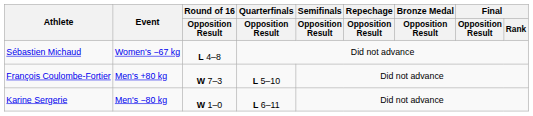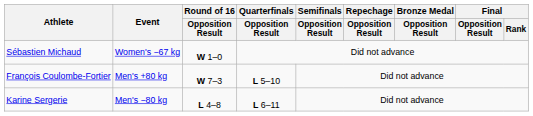(210, 58) L 4–8 -> (210, 58) W 1–0
(210, 105) W 1–0 -> (210, 105) L 4–8
